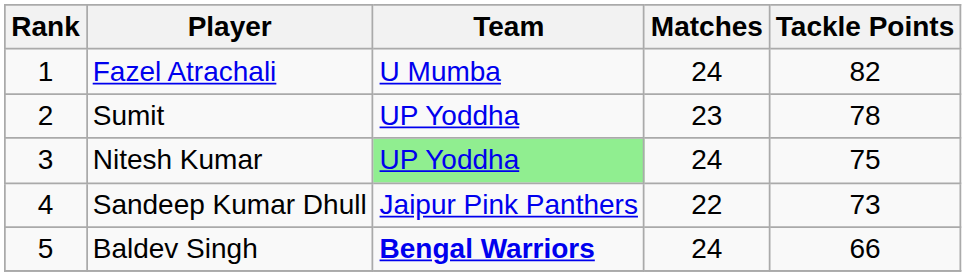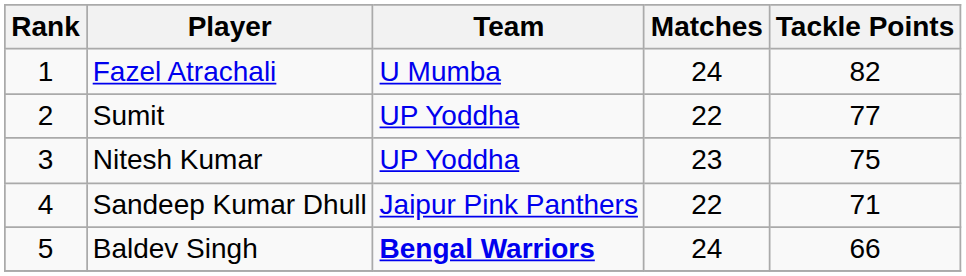(707, 115) 23 -> (707, 115) 22
(865, 115) 78 -> (865, 115) 77
(449, 159) lightgreen background -> (449, 159) no background
(707, 159) 24 -> (707, 159) 23
(865, 204) 73 -> (865, 204) 71
